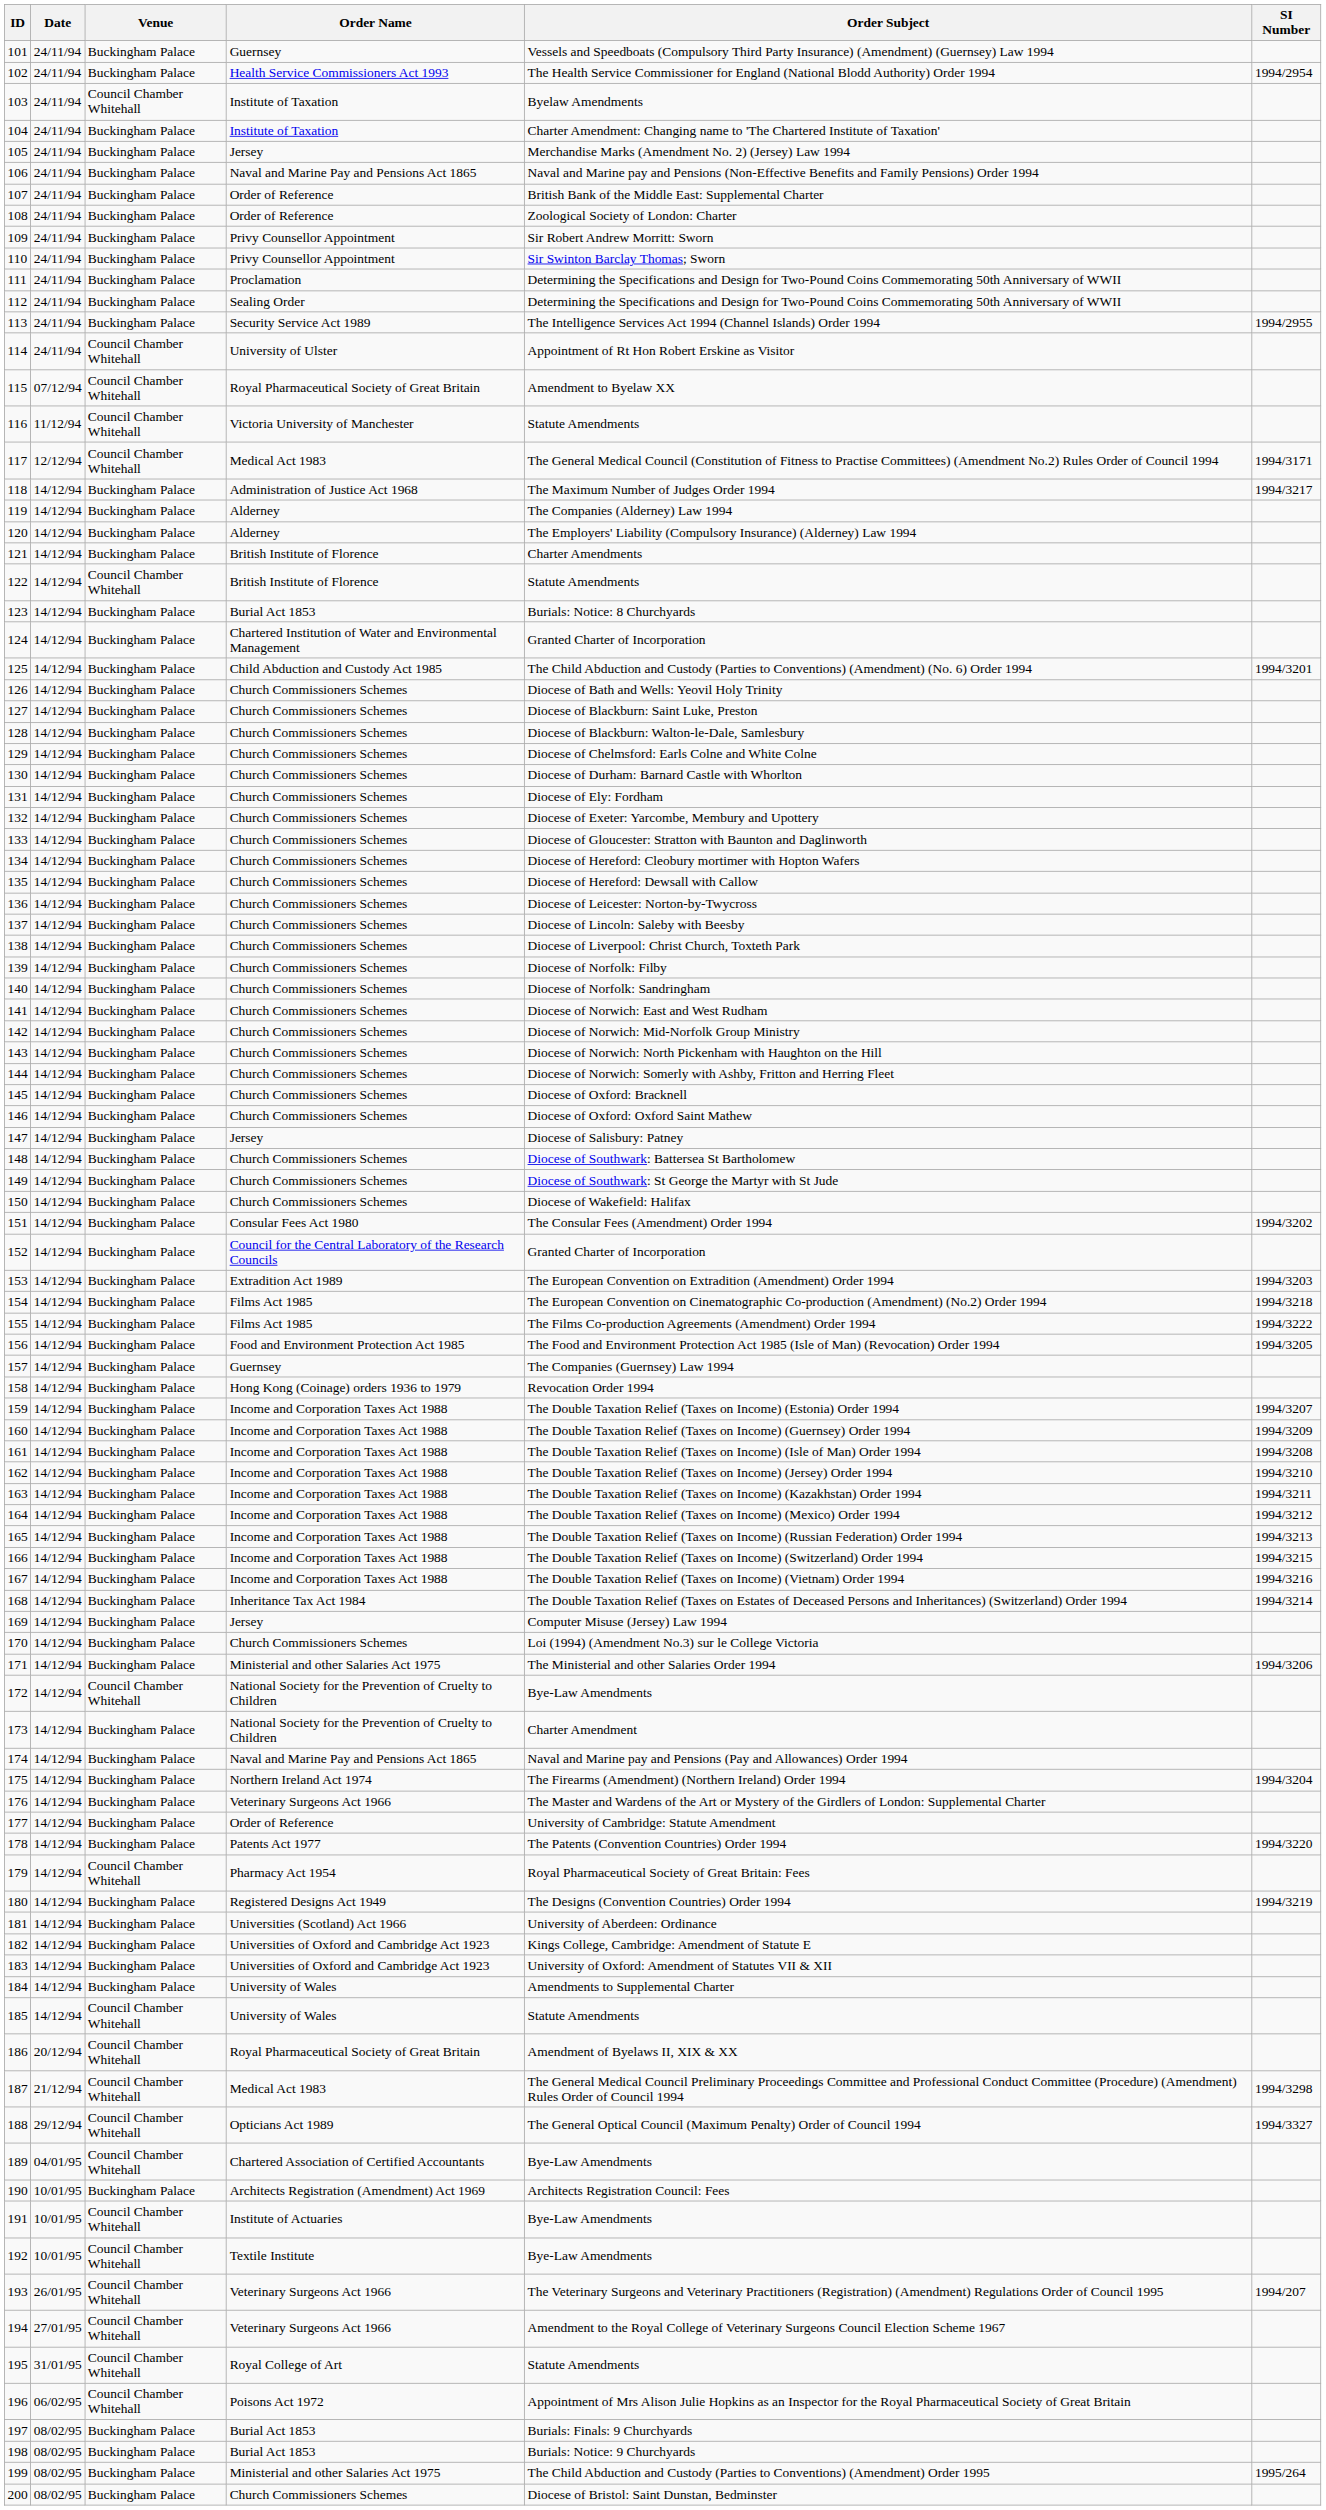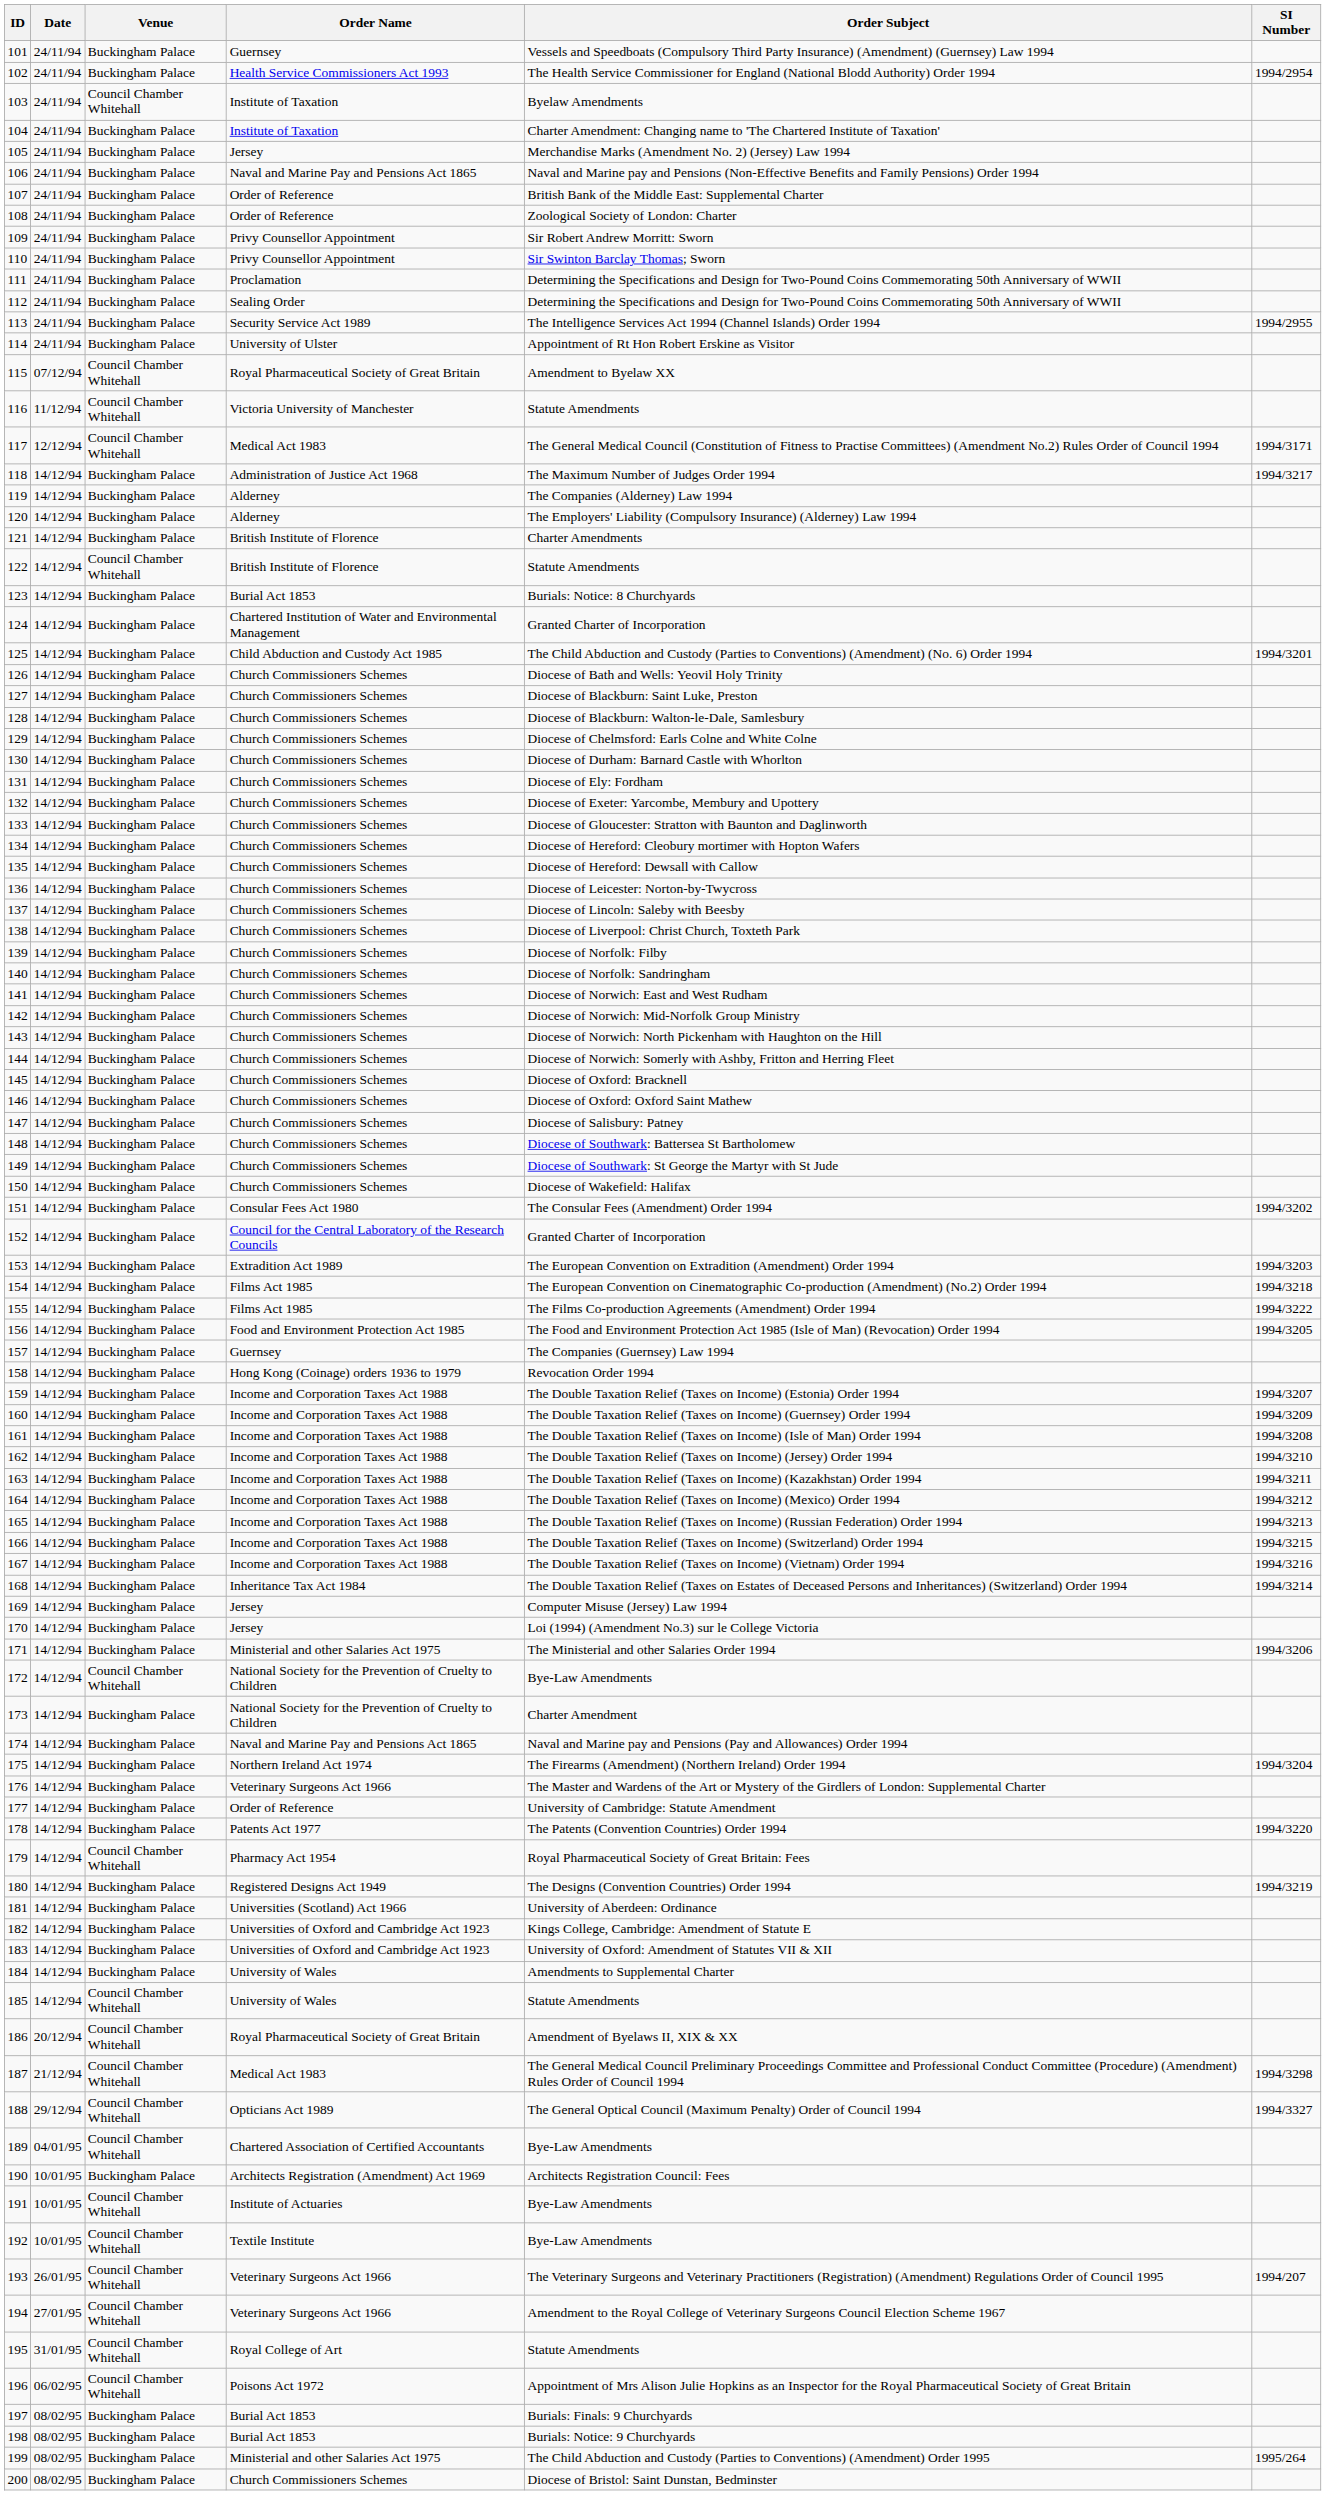(135, 351) Council Chamber Whitehall -> (141, 343) Buckingham Palace
(246, 1137) Jersey -> (318, 1122) Church Commissioners Schemes
(318, 1643) Church Commissioners Schemes -> (246, 1628) Jersey
